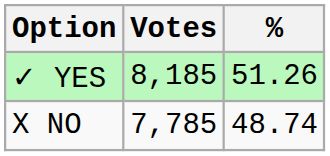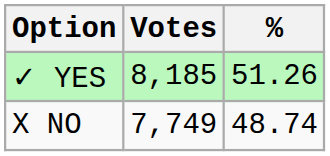(174, 125) 7,785 -> (174, 125) 7,749
